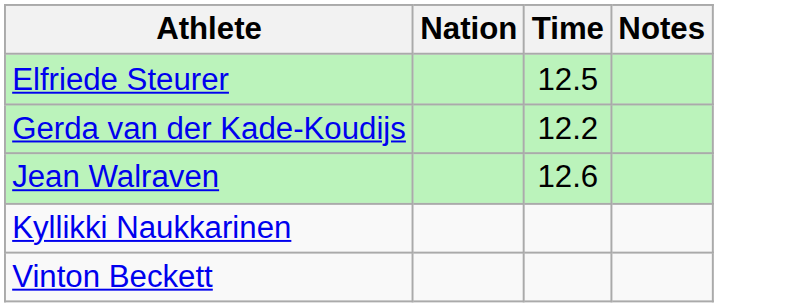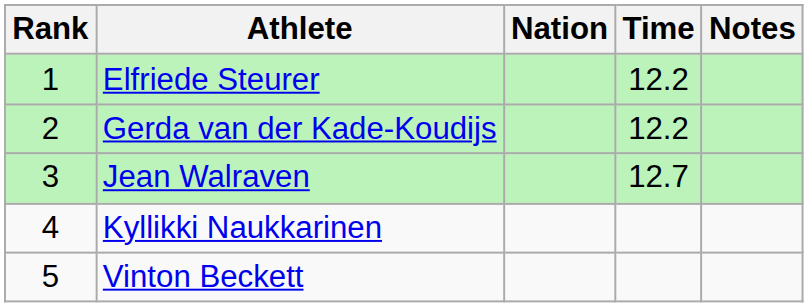+ column: (50, 29)
(568, 78) 12.5 -> (659, 78) 12.2
(568, 177) 12.6 -> (659, 177) 12.7
